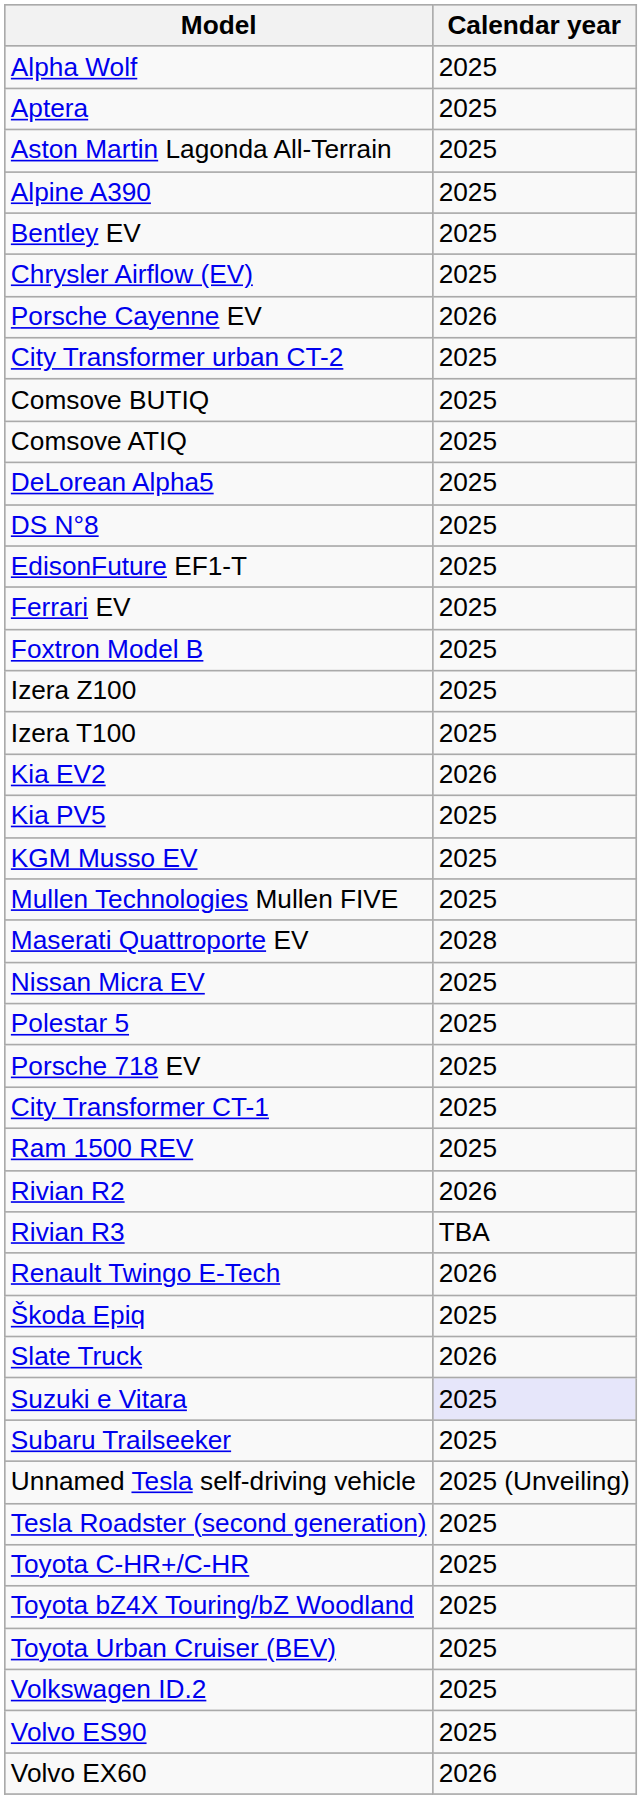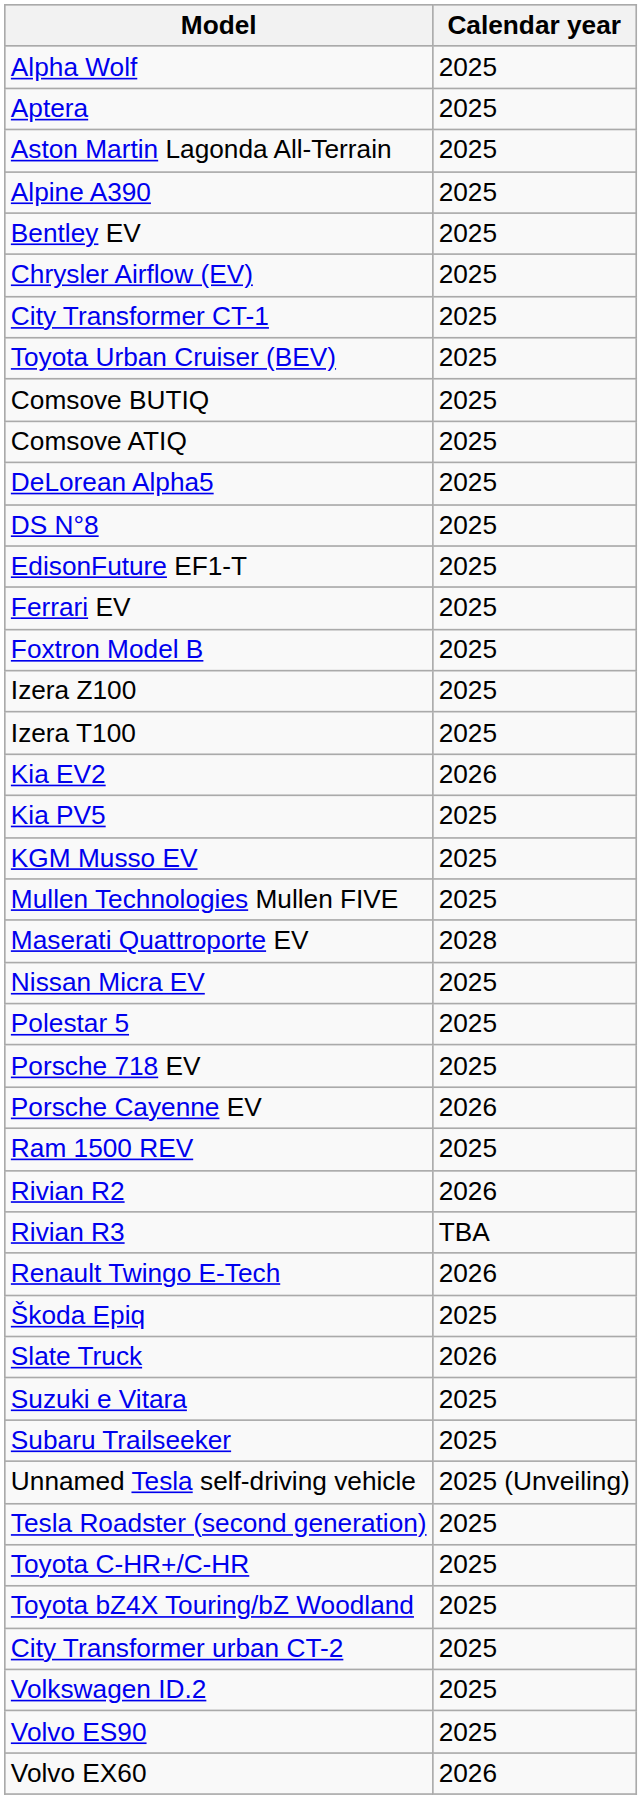rows swapped: (140, 1107) <-> (136, 316)
rows swapped: (177, 358) <-> (173, 1648)
(468, 1398) lavender background -> (468, 1398) no background
